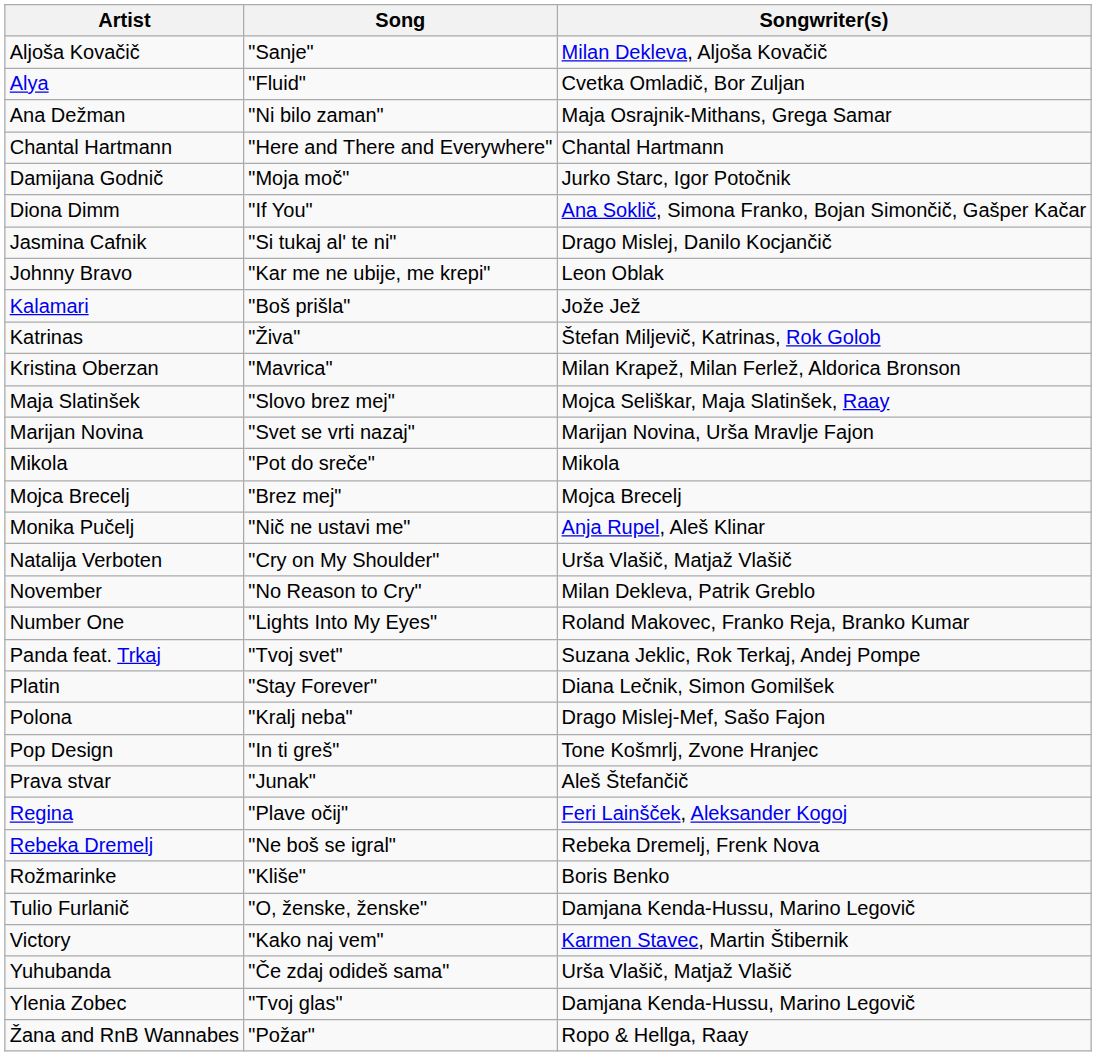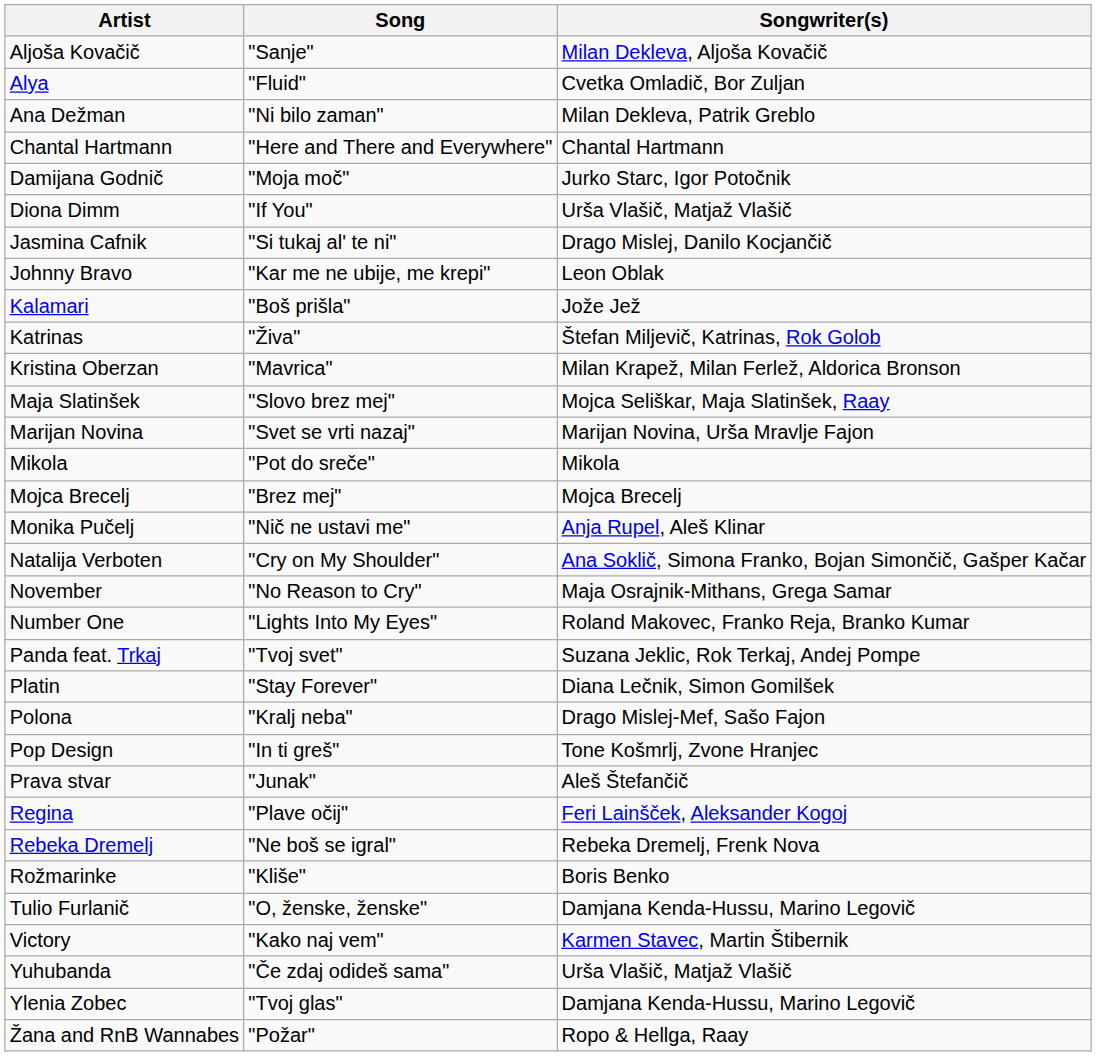(727, 115) Maja Osrajnik-Mithans, Grega Samar -> (688, 115) Milan Dekleva, Patrik Greblo
(824, 210) Ana Soklič, Simona Franko, Bojan Simončič, Gašper Kačar -> (677, 210) Urša Vlašič, Matjaž Vlašič
(677, 559) Urša Vlašič, Matjaž Vlašič -> (824, 559) Ana Soklič, Simona Franko, Bojan Simončič, Gašper Kačar
(688, 591) Milan Dekleva, Patrik Greblo -> (727, 591) Maja Osrajnik-Mithans, Grega Samar
